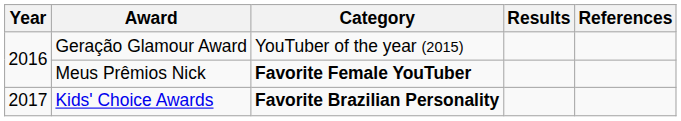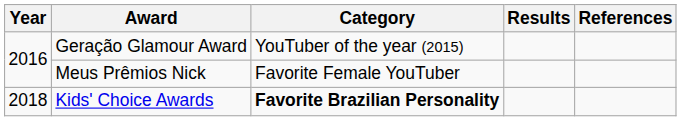(363, 73) bold -> (357, 73) normal
(28, 101) 2017 -> (28, 101) 2018
